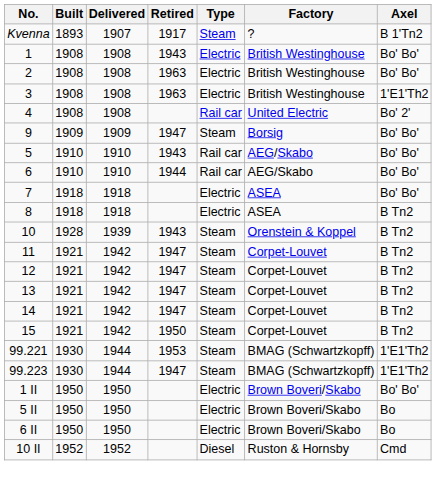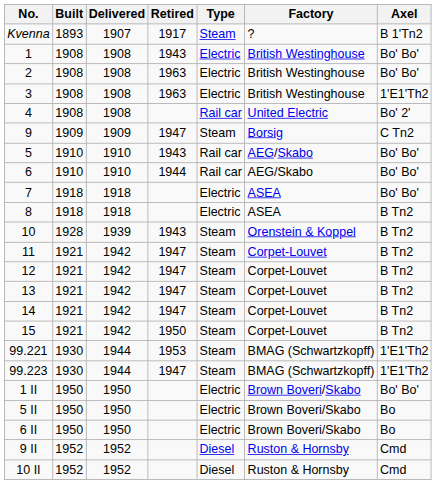(399, 133) Bo' Bo' -> (397, 133) C Tn2
+ row: (28, 449)
